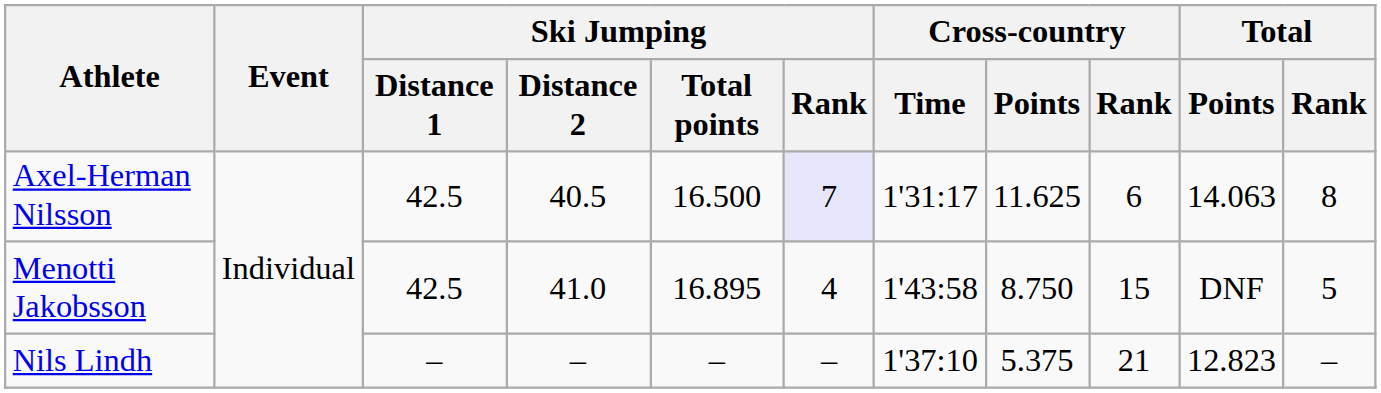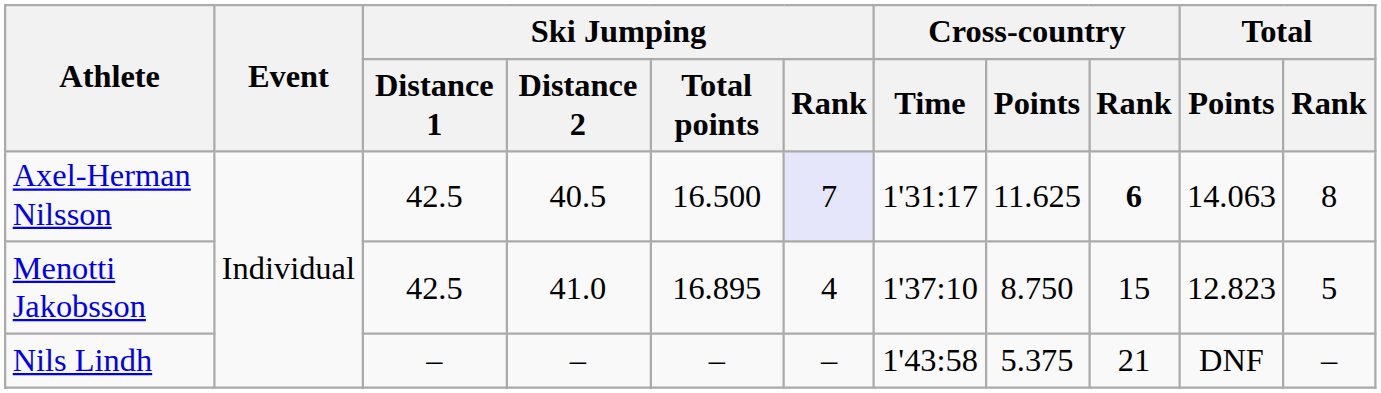(1134, 195) normal -> (1134, 195) bold
(930, 287) 1'43:58 -> (930, 287) 1'37:10
(1231, 287) DNF -> (1231, 287) 12.823
(930, 360) 1'37:10 -> (930, 360) 1'43:58
(1231, 360) 12.823 -> (1231, 360) DNF
